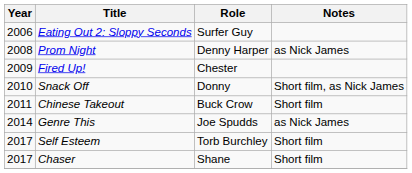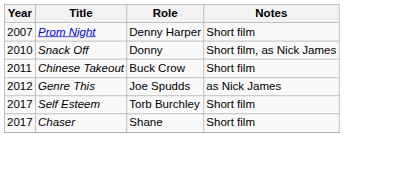- row: (115, 31)
(20, 50) 2008 -> (20, 31) 2007
(311, 50) as Nick James -> (231, 31) Short film
- row: (62, 68)
(20, 123) 2014 -> (20, 86) 2012
